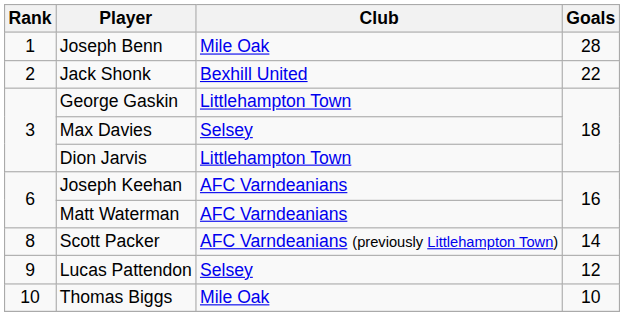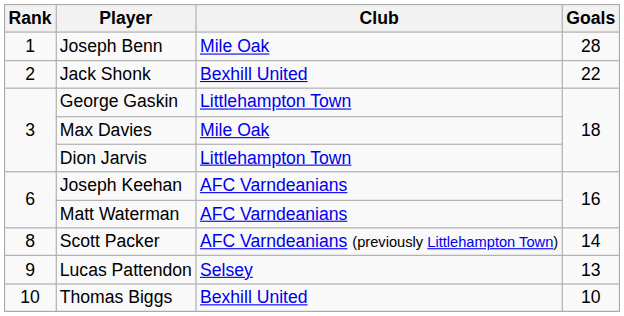(226, 130) Selsey -> (235, 130) Mile Oak
(591, 269) 12 -> (591, 269) 13
(235, 297) Mile Oak -> (254, 297) Bexhill United
